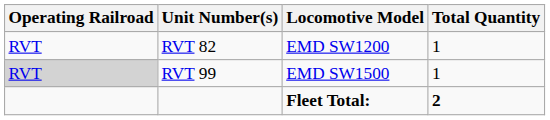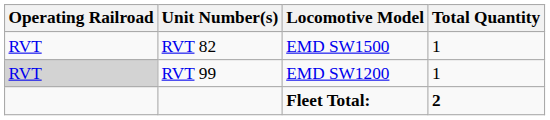(338, 45) EMD SW1200 -> (338, 45) EMD SW1500
(338, 73) EMD SW1500 -> (338, 73) EMD SW1200
